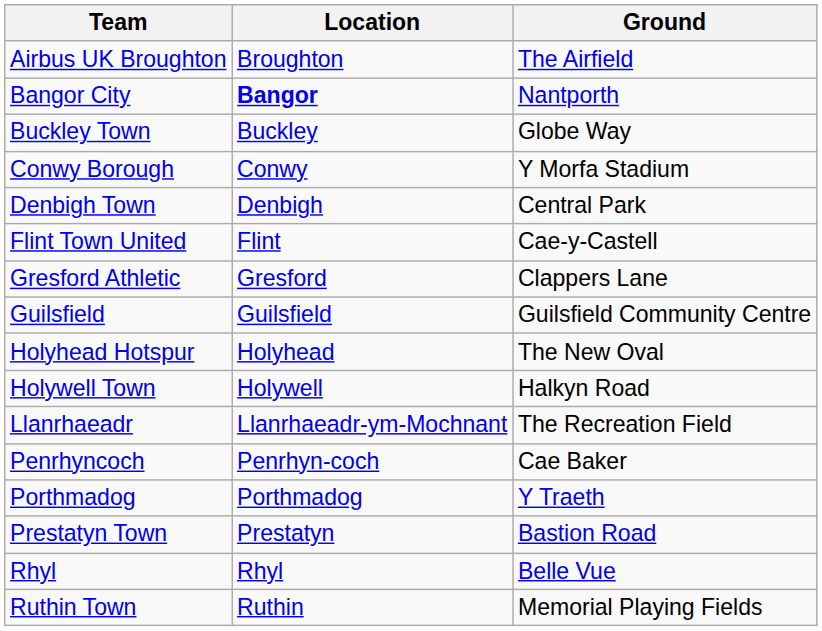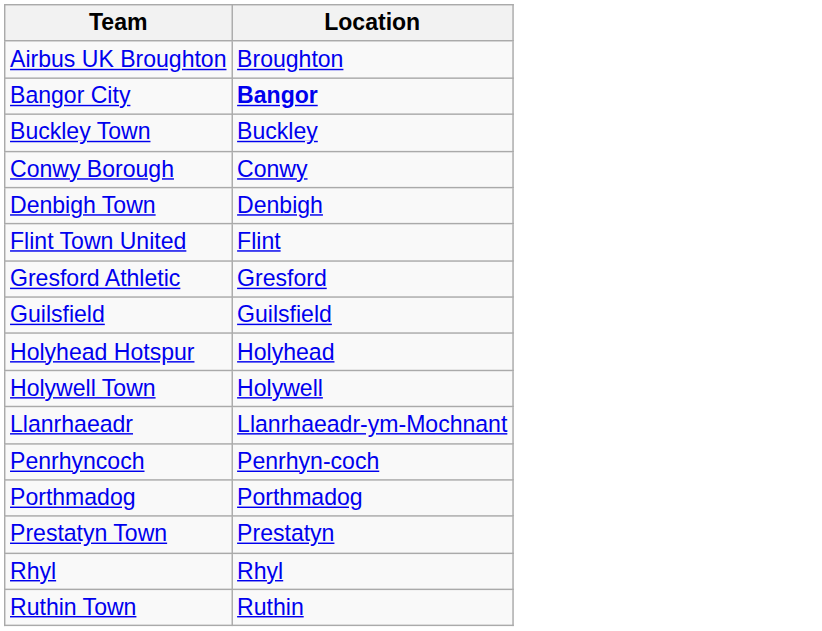- column: (665, 22)
